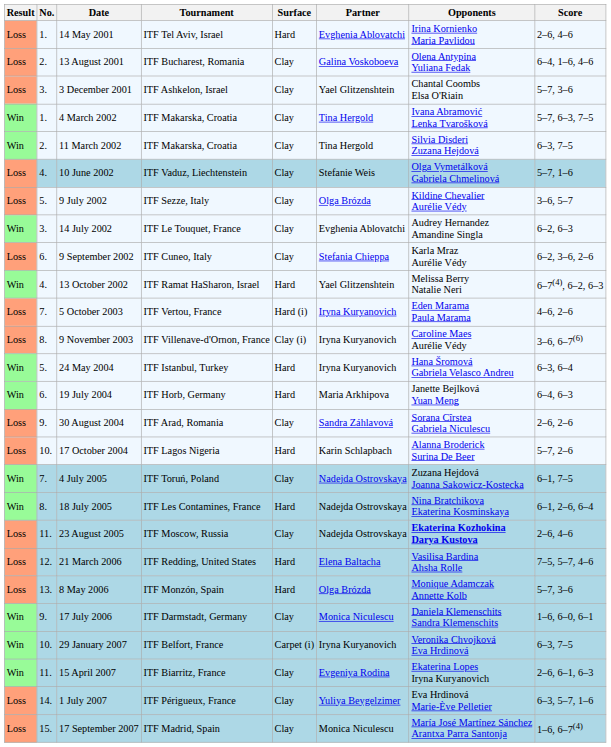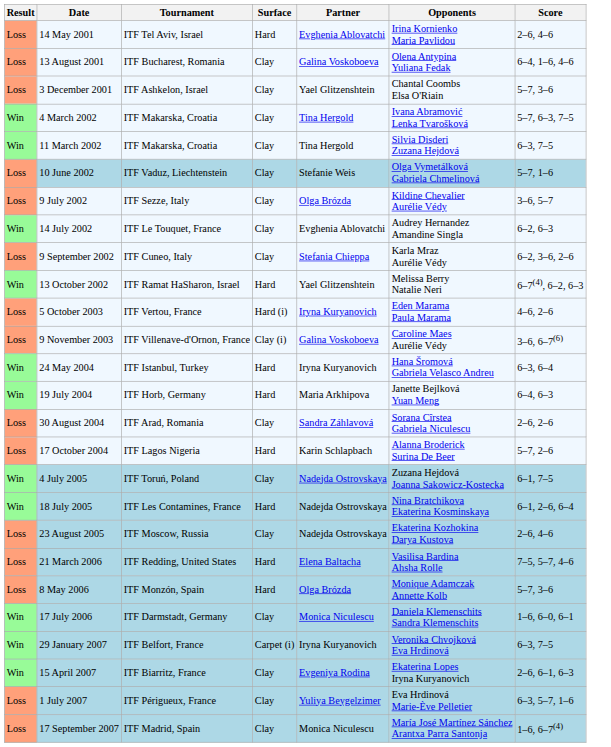- column: (47, 12)
(358, 339) Iryna Kuryanovich -> (339, 339) Galina Voskoboeva
(459, 534) bold -> (435, 534) normal
